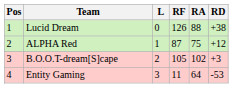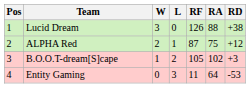+ column: (161, 12)
